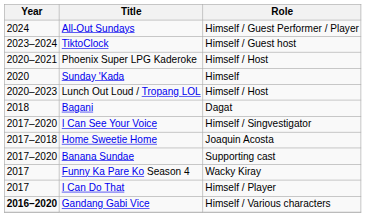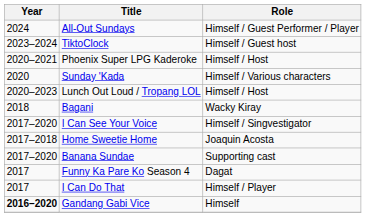(222, 76) Himself -> (268, 76) Himself / Various characters
(219, 108) Dagat -> (233, 108) Wacky Kiray
(233, 172) Wacky Kiray -> (219, 172) Dagat
(268, 204) Himself / Various characters -> (222, 204) Himself
